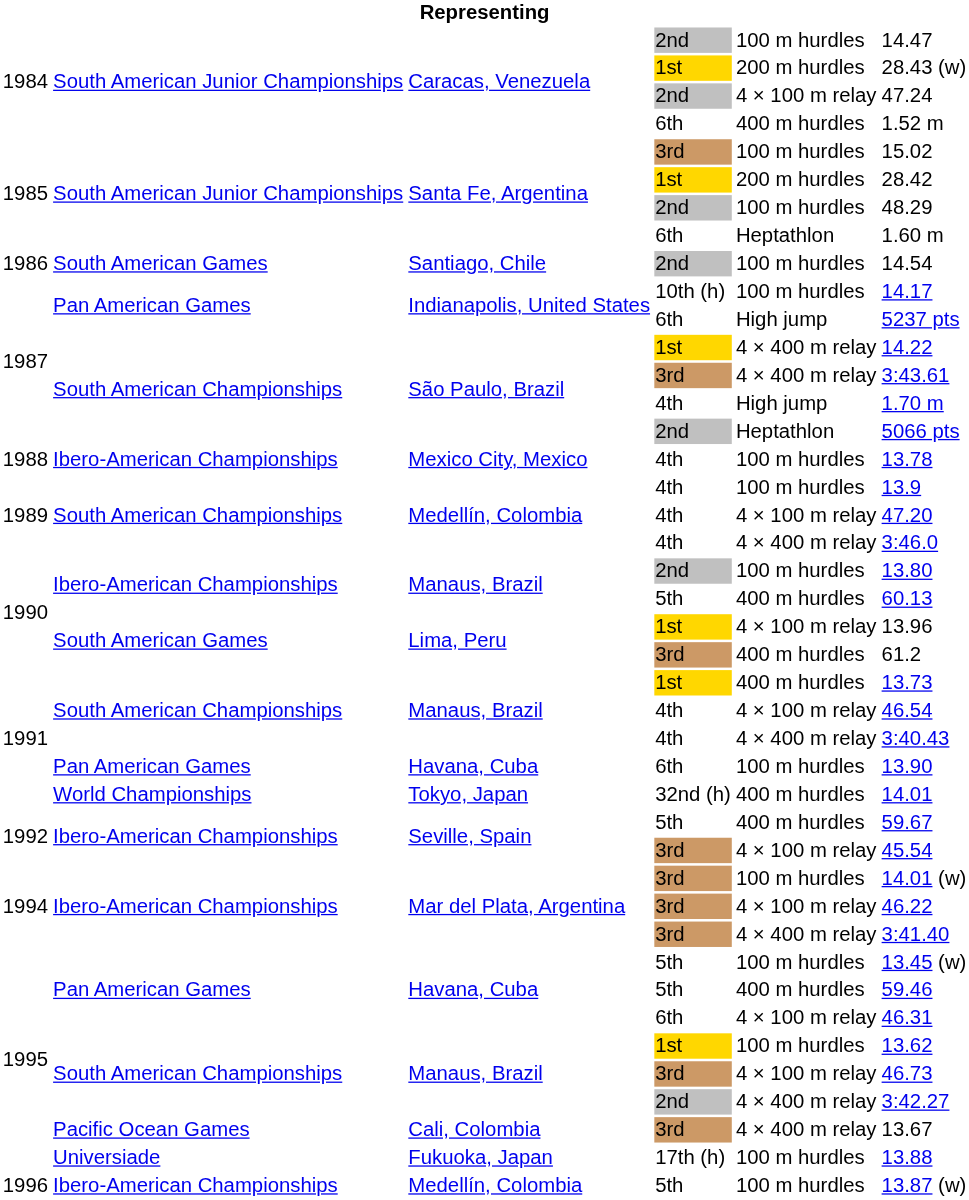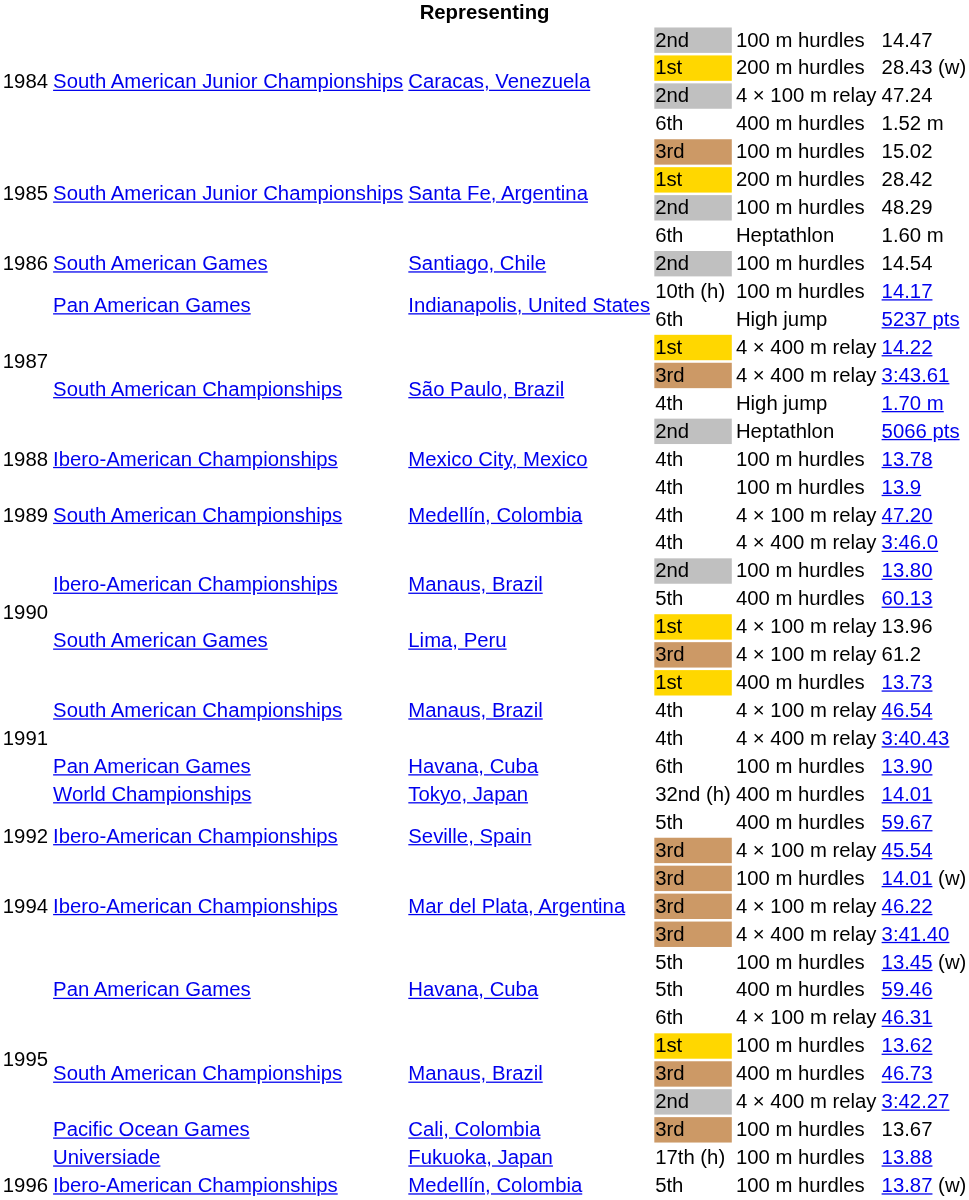(800, 654) 400 m hurdles -> (806, 654) 4 × 100 m relay
(806, 1073) 4 × 100 m relay -> (800, 1073) 400 m hurdles
(806, 1129) 4 × 400 m relay -> (800, 1129) 100 m hurdles
